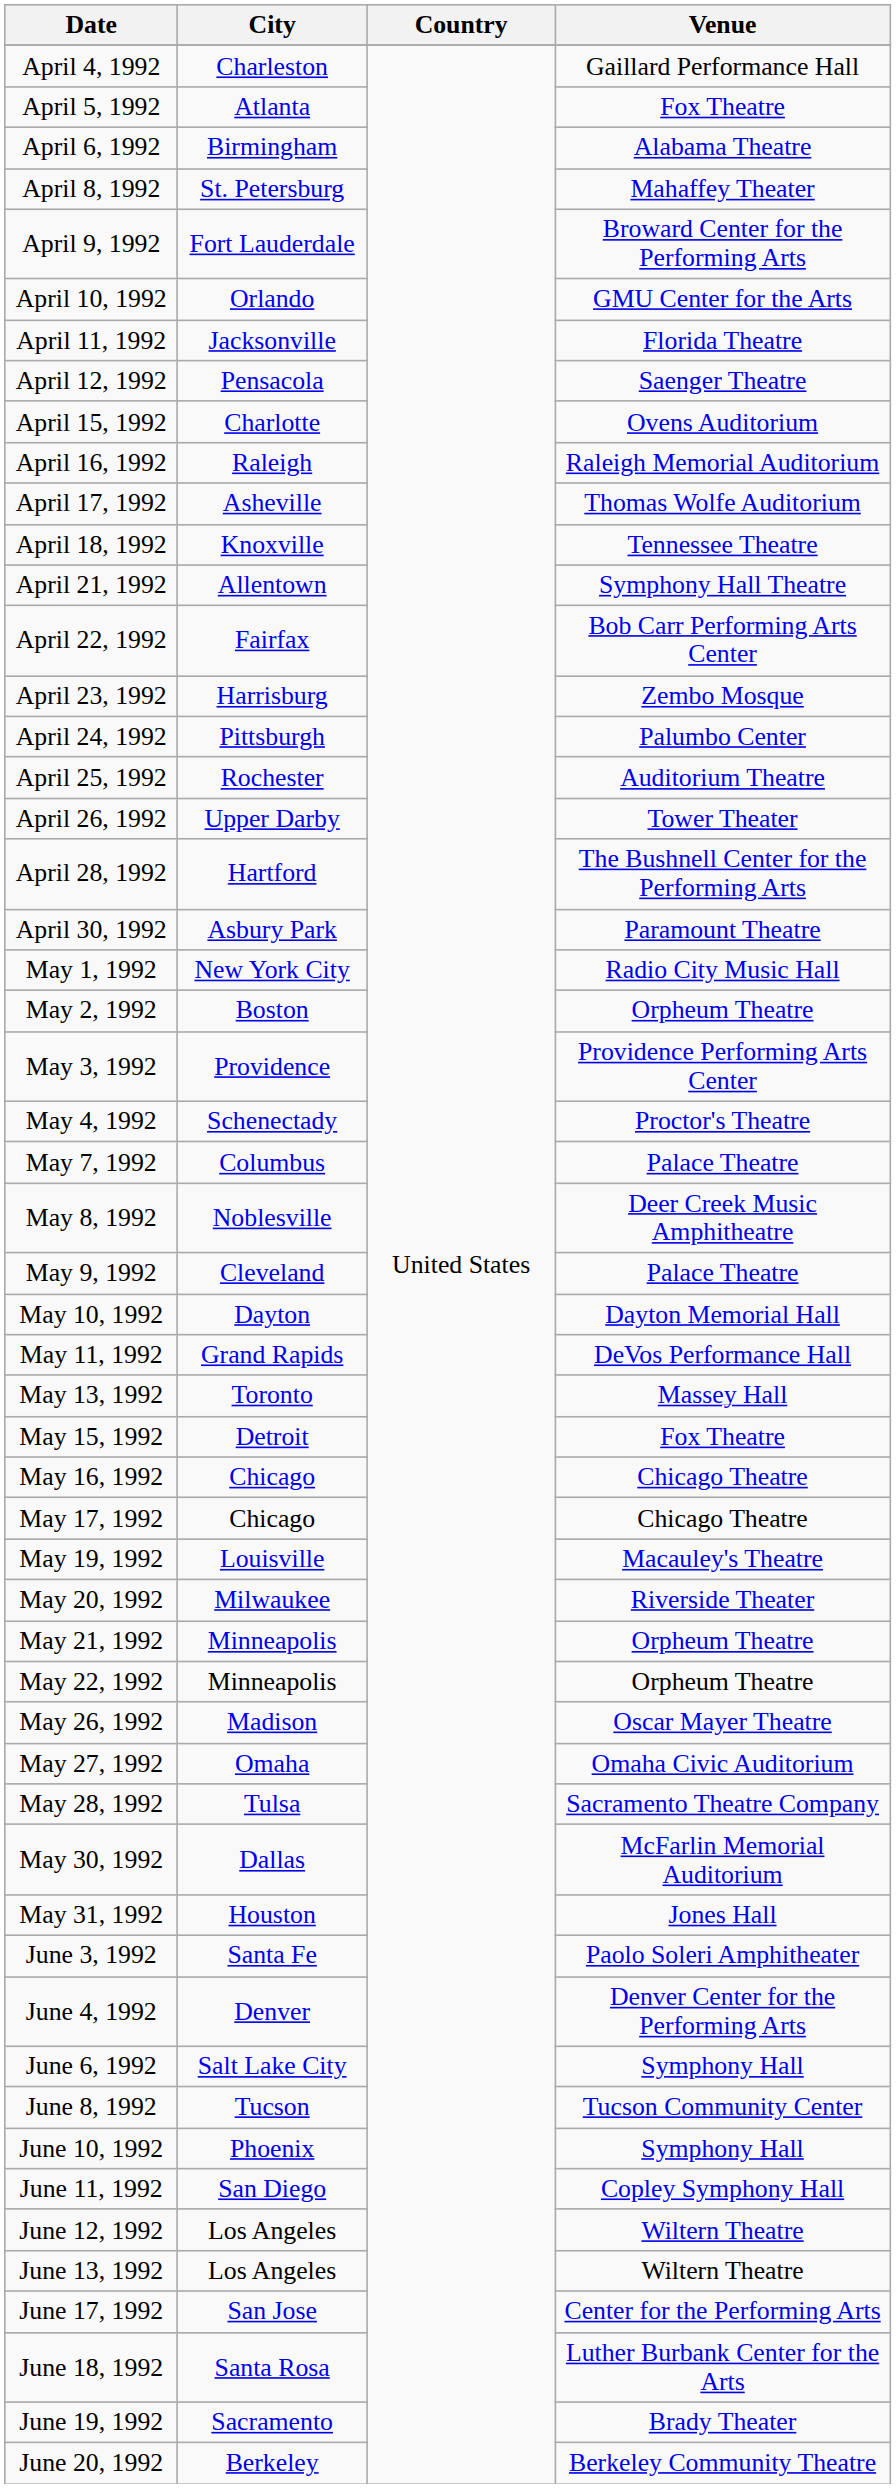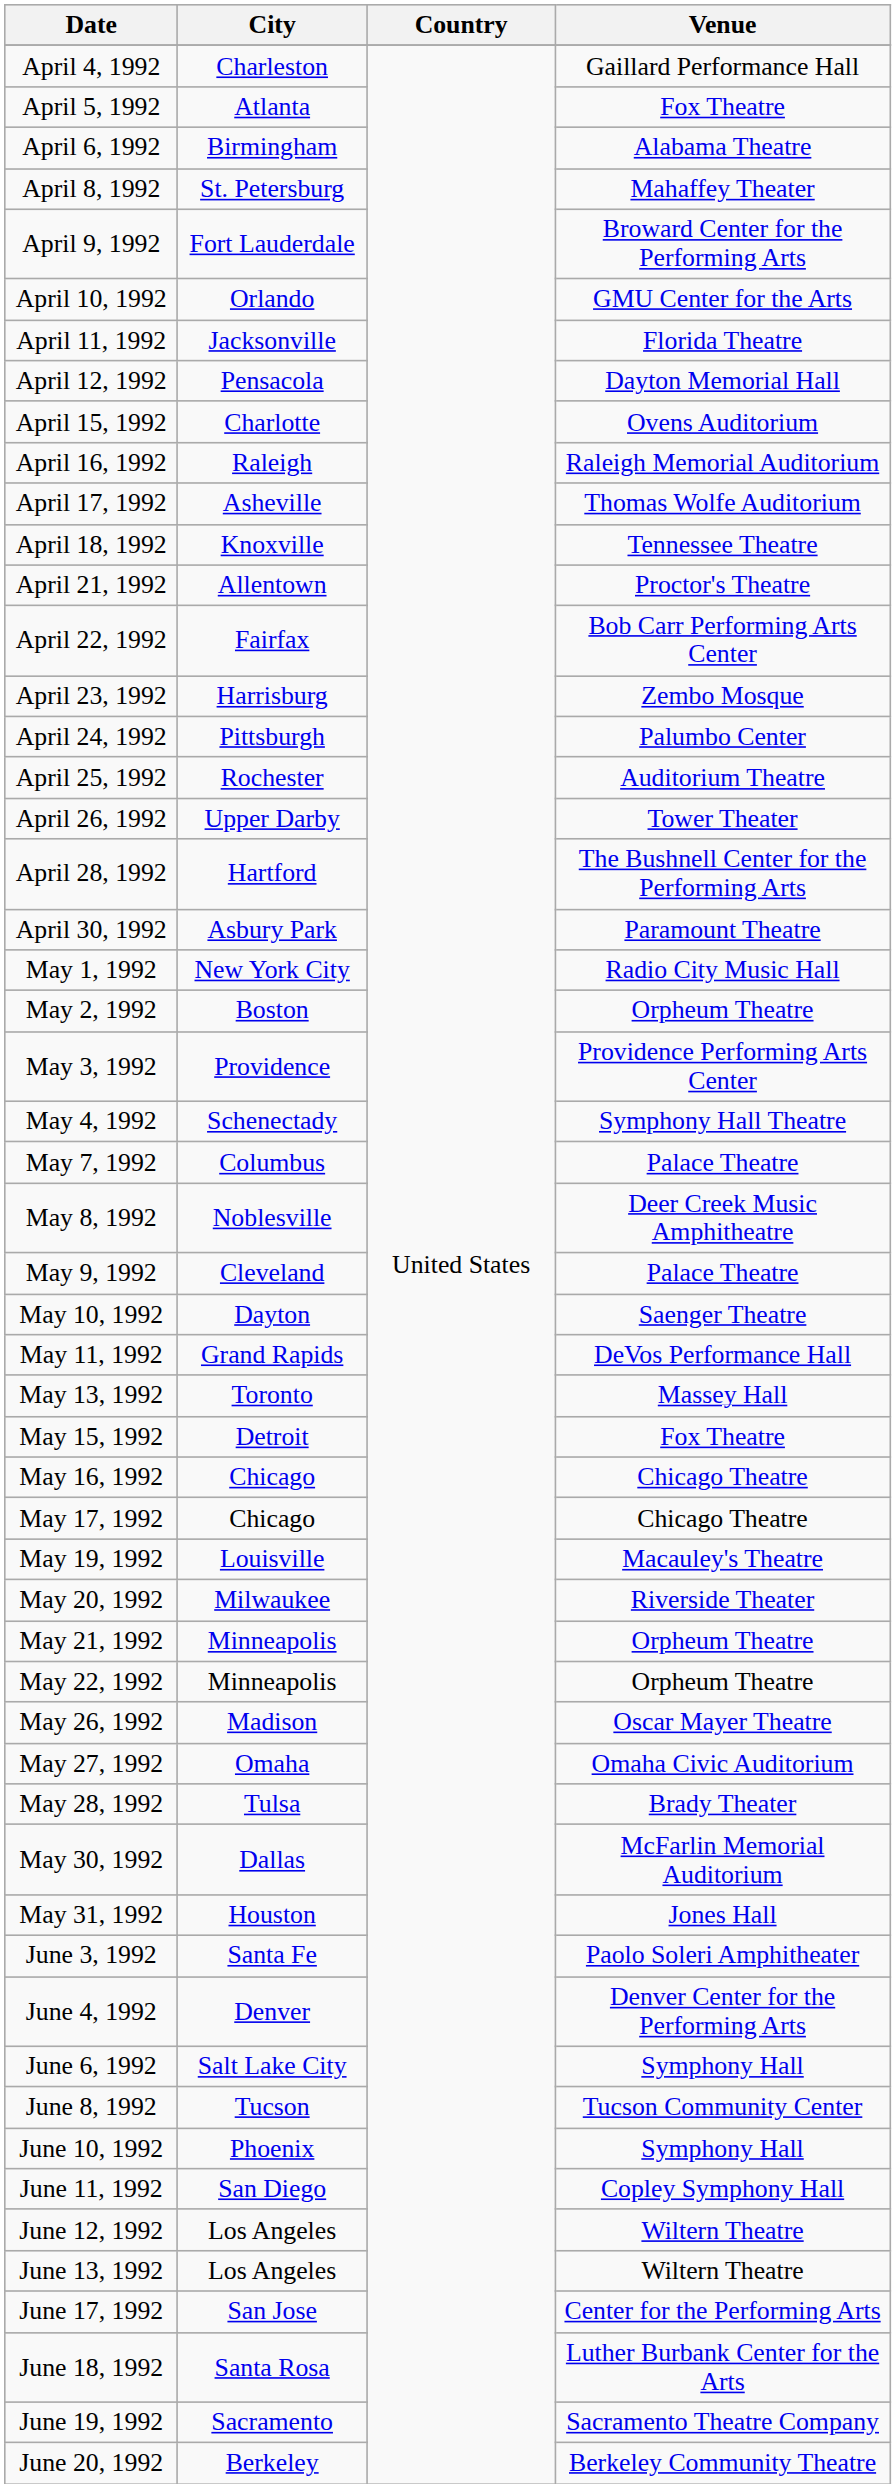(723, 380) Saenger Theatre -> (723, 380) Dayton Memorial Hall
(723, 585) Symphony Hall Theatre -> (723, 585) Proctor's Theatre
(723, 1121) Proctor's Theatre -> (723, 1121) Symphony Hall Theatre
(723, 1313) Dayton Memorial Hall -> (723, 1313) Saenger Theatre
(723, 1803) Sacramento Theatre Company -> (723, 1803) Brady Theater
(723, 2422) Brady Theater -> (723, 2422) Sacramento Theatre Company
